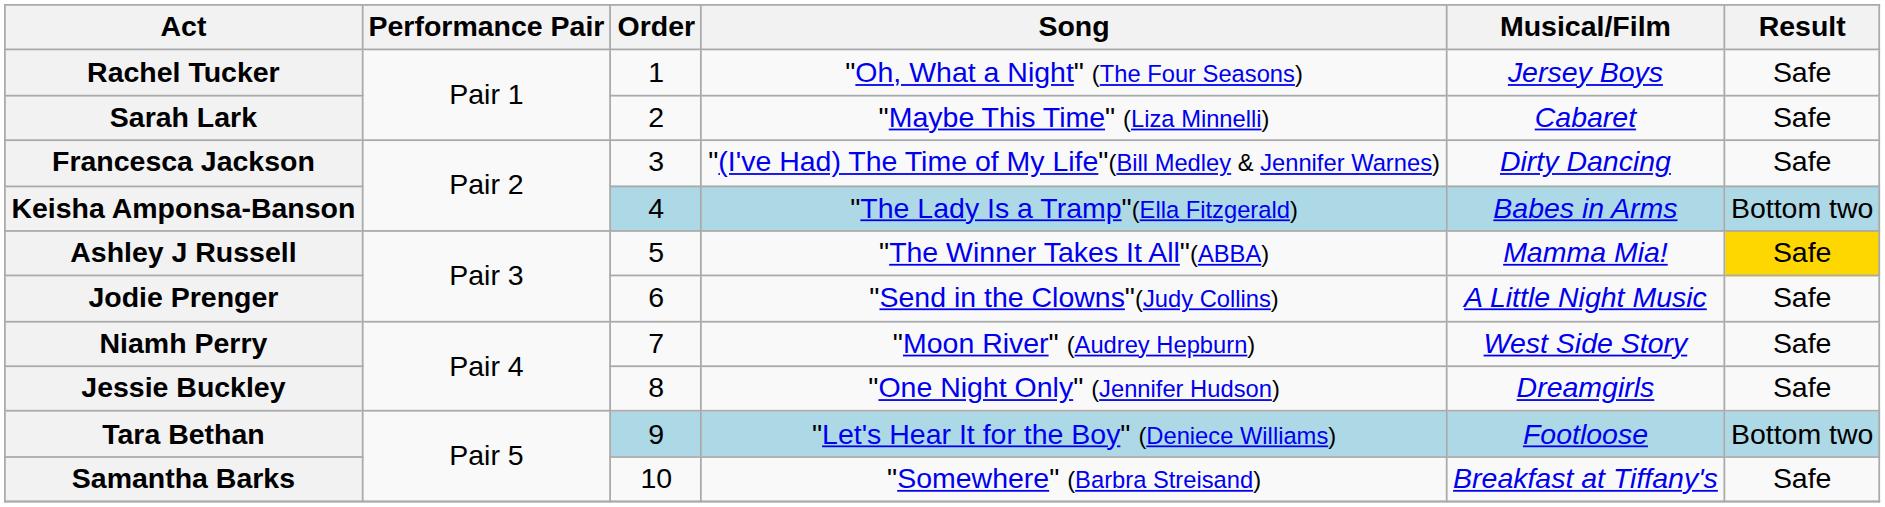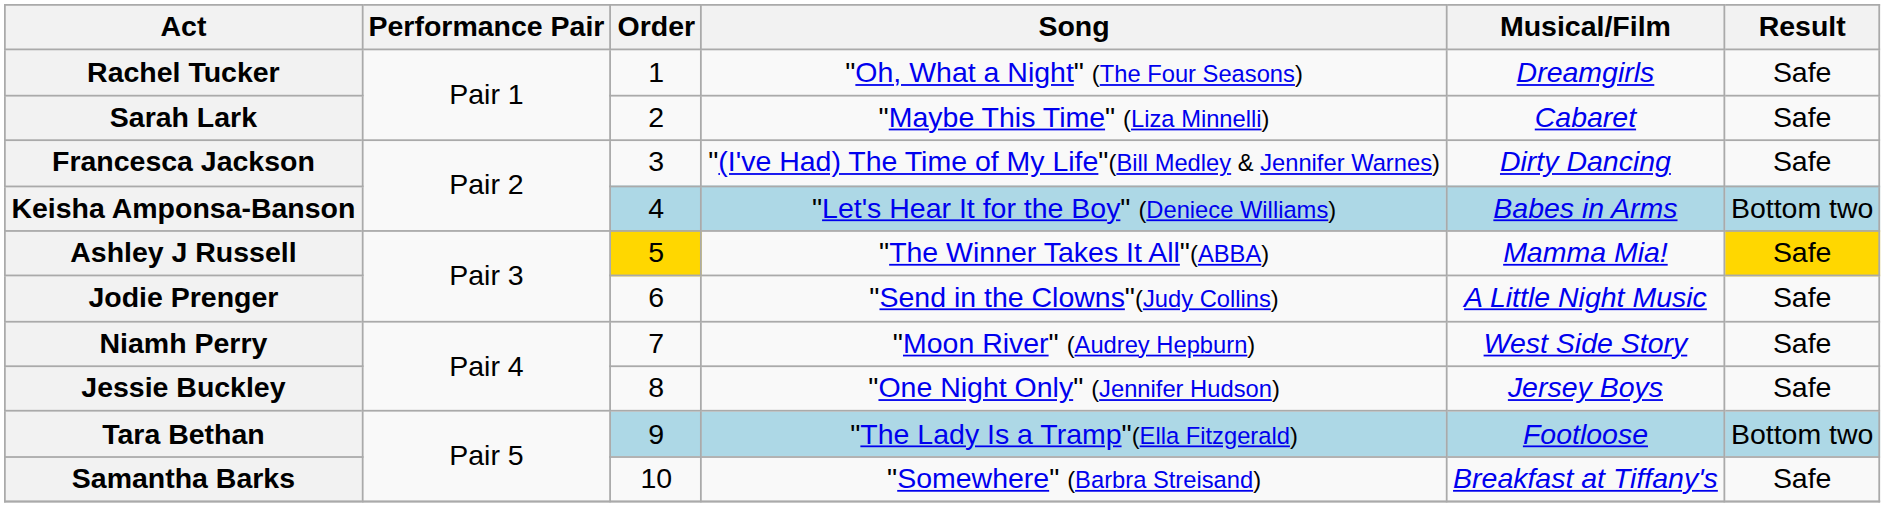(1585, 72) Jersey Boys -> (1585, 72) Dreamgirls
(1074, 207) "The Lady Is a Tramp"(Ella Fitzgerald) -> (1074, 207) "Let's Hear It for the Boy" (Deniece Williams)
(656, 252) no background -> (656, 252) gold background
(1585, 388) Dreamgirls -> (1585, 388) Jersey Boys
(1074, 433) "Let's Hear It for the Boy" (Deniece Williams) -> (1074, 433) "The Lady Is a Tramp"(Ella Fitzgerald)
